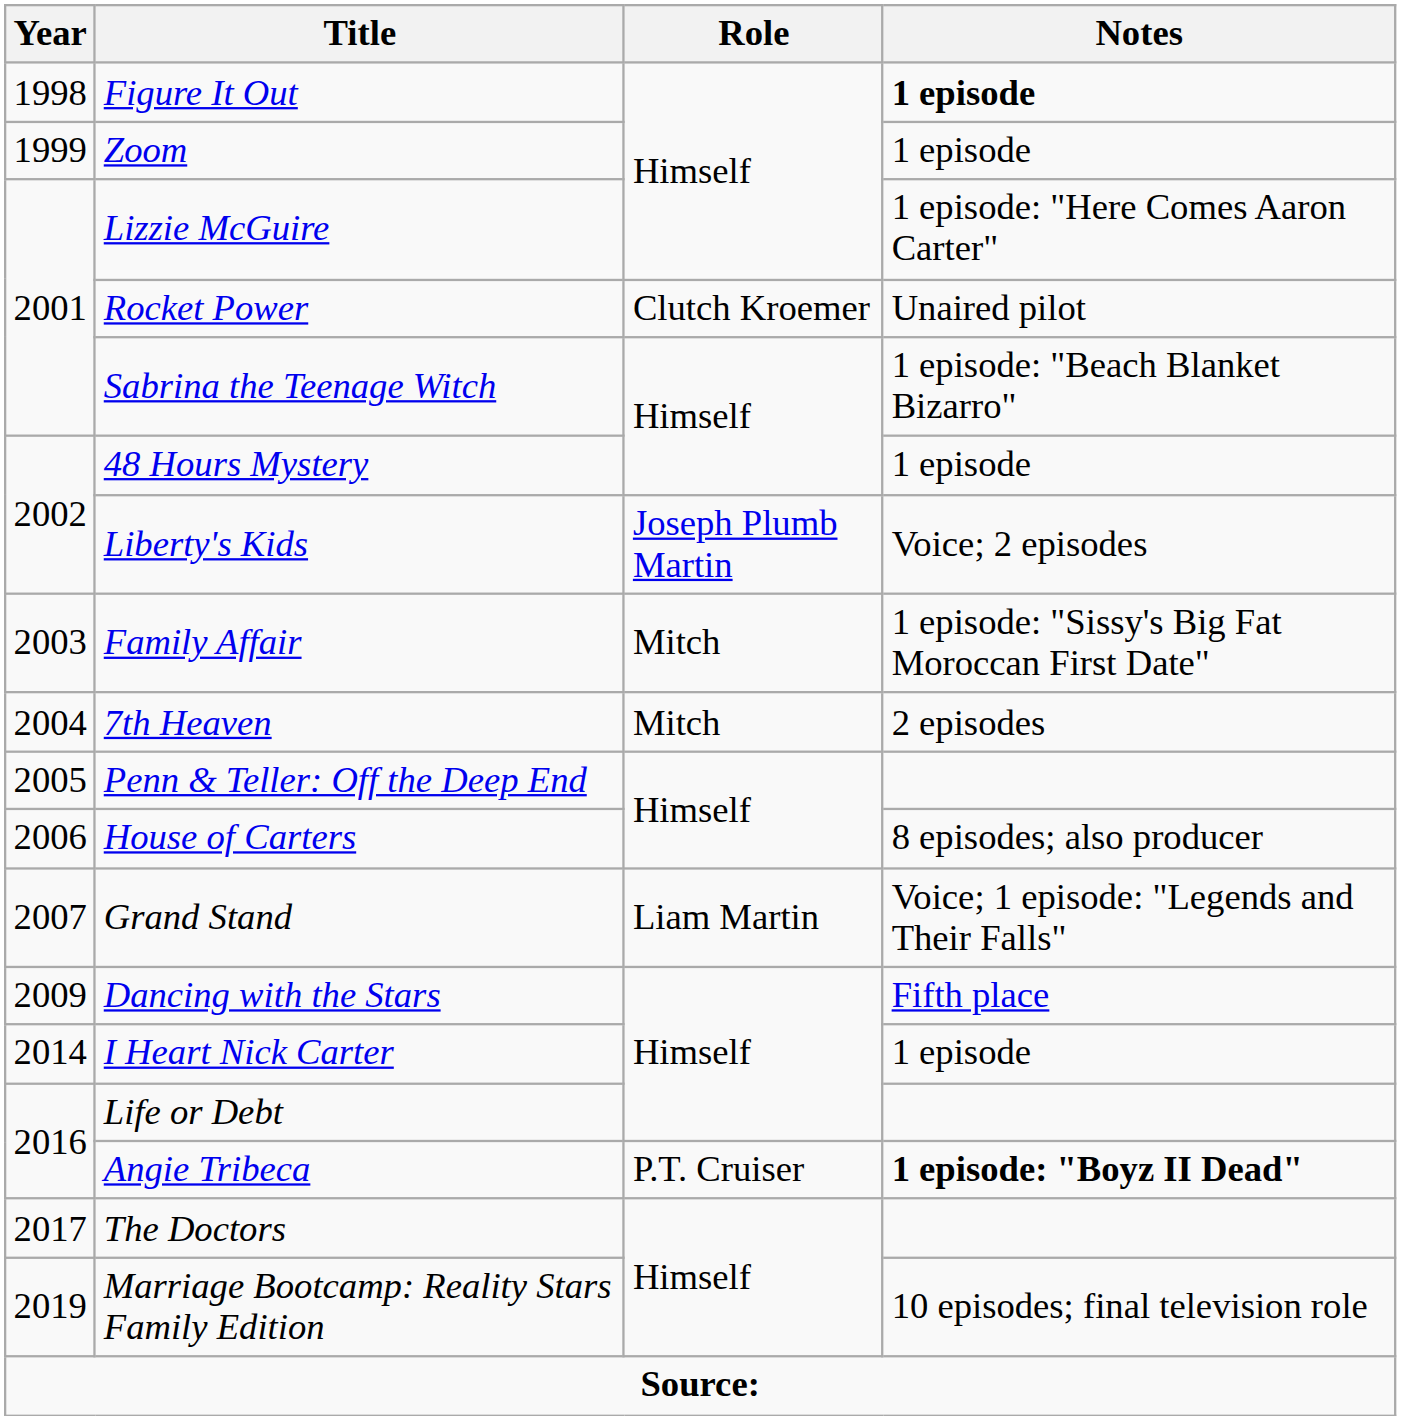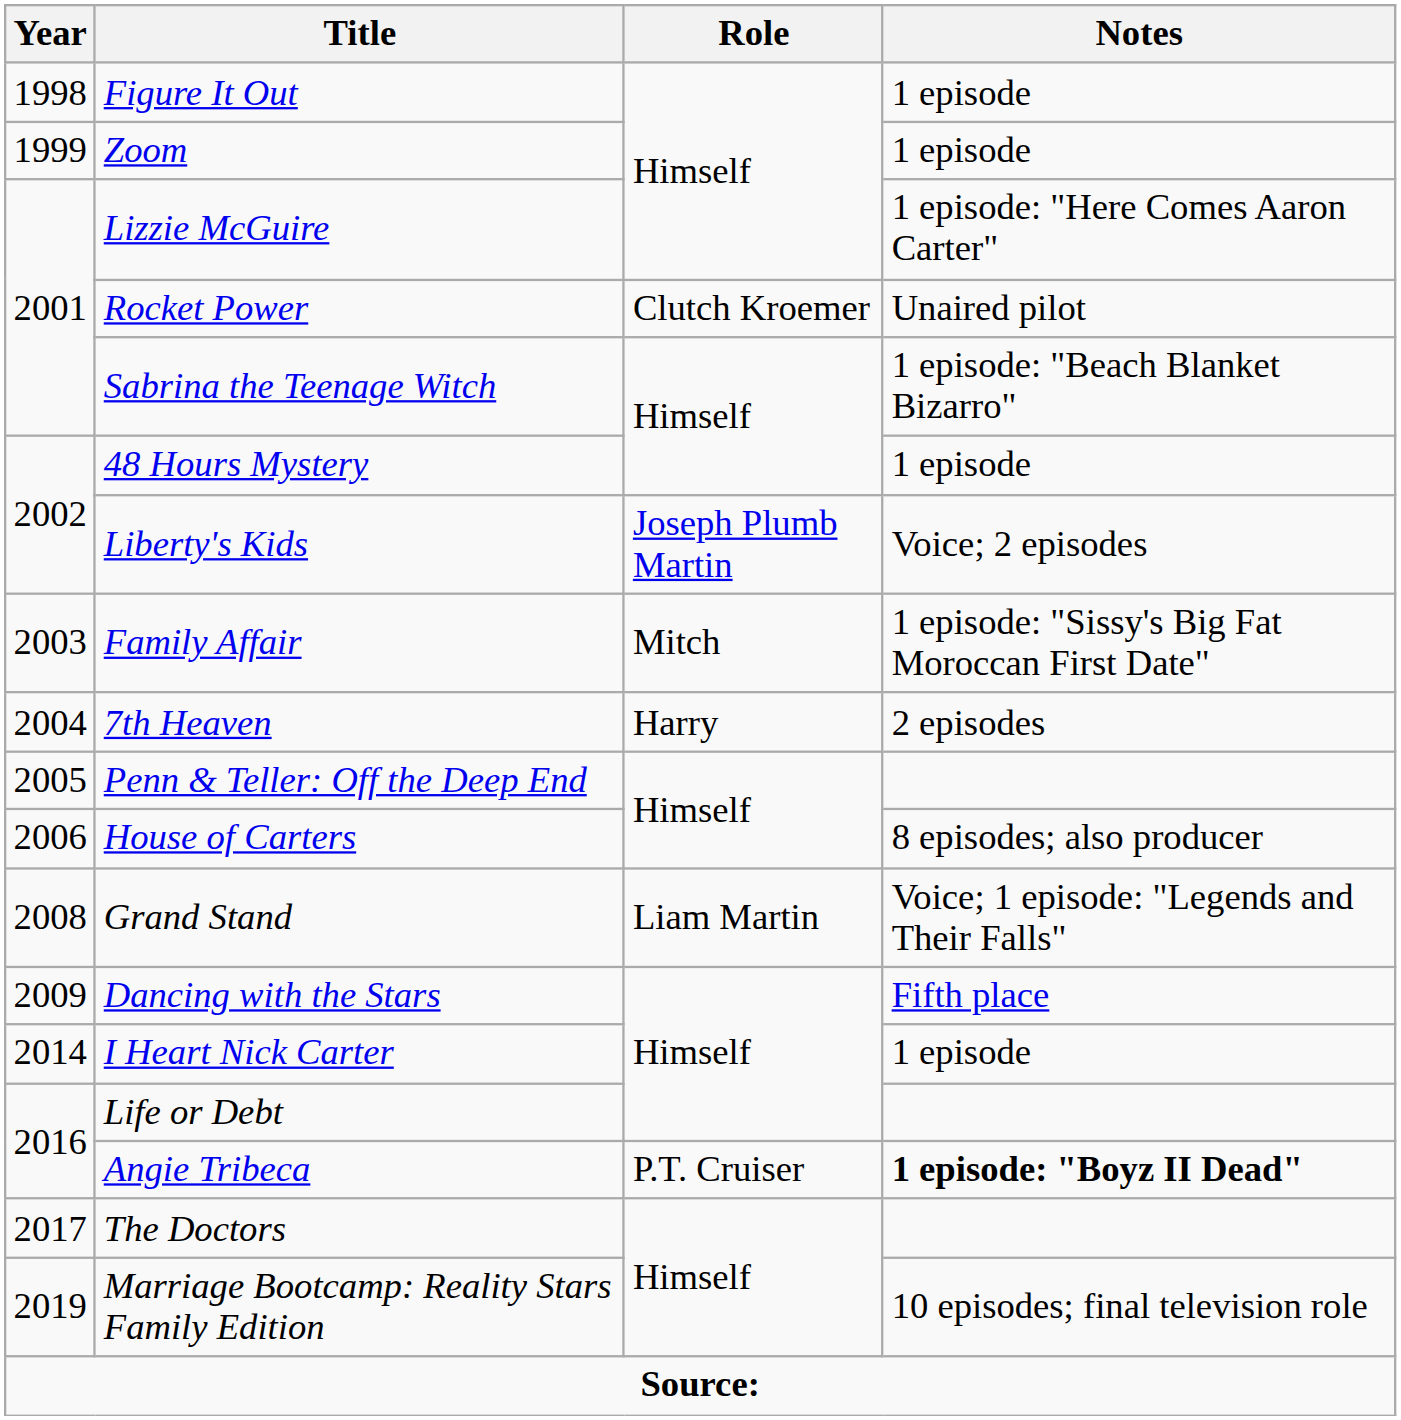(963, 91) bold -> (961, 91) normal
(677, 721) Mitch -> (676, 721) Harry
(50, 916) 2007 -> (50, 916) 2008
